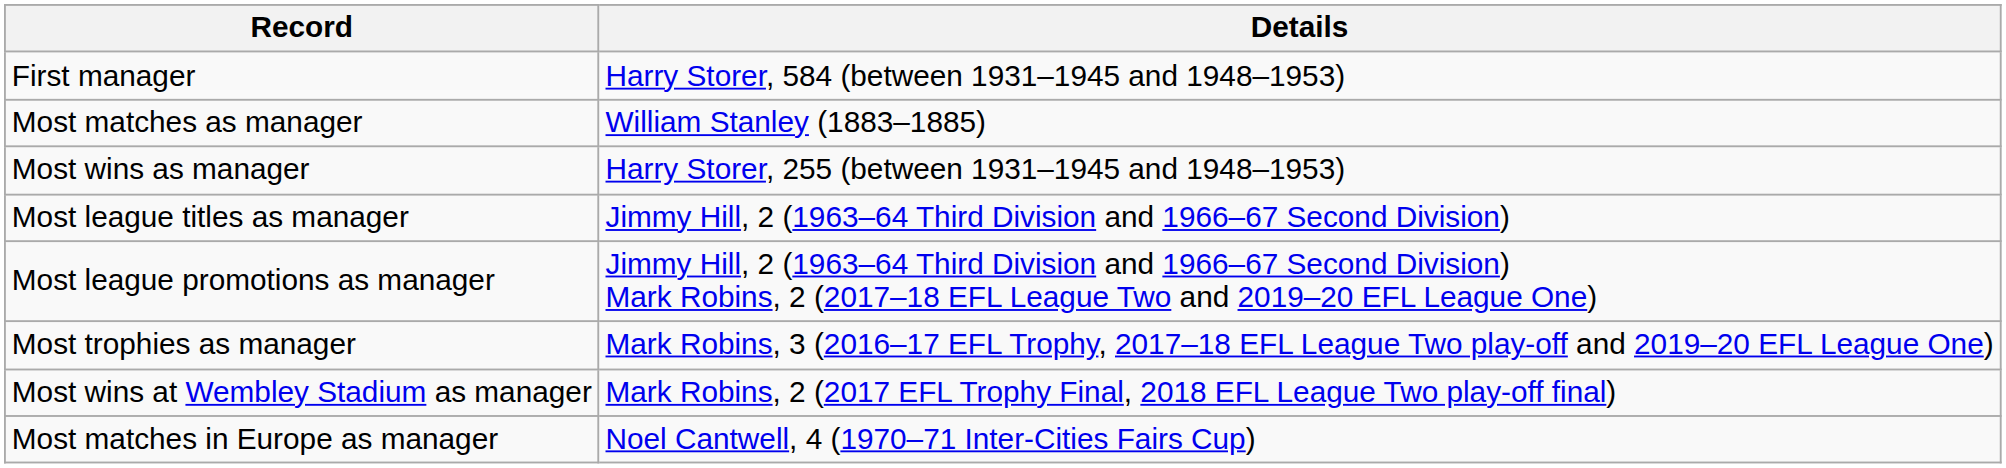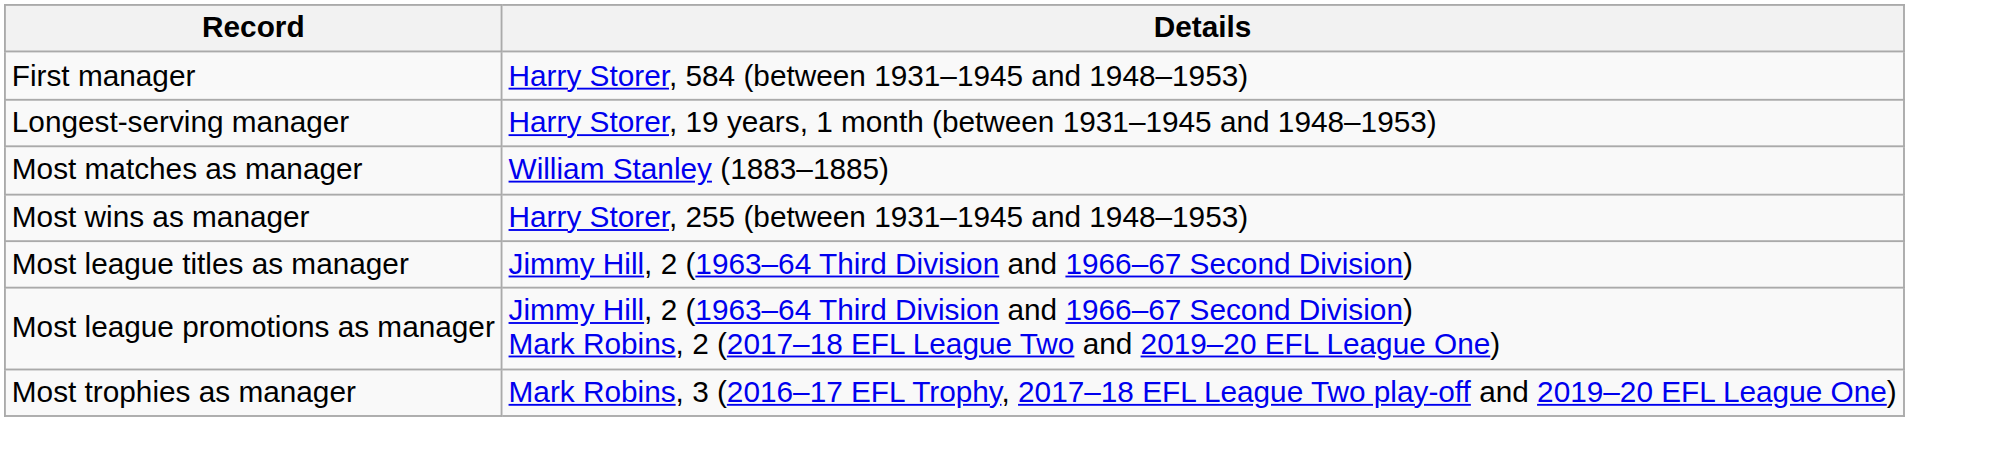+ row: (181, 122)
- row: (302, 391)
- row: (255, 439)
